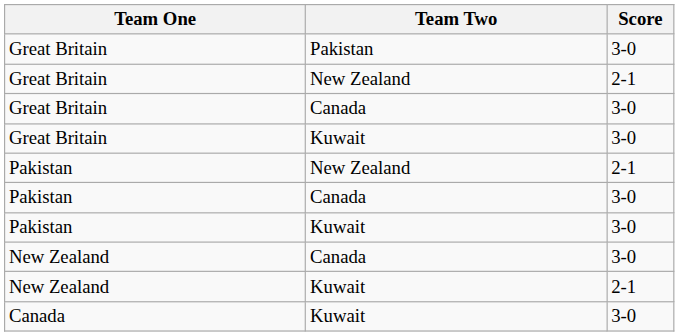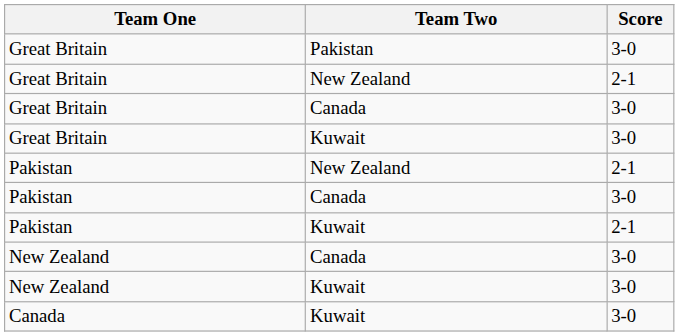(624, 227) 3-0 -> (624, 227) 2-1
(624, 286) 2-1 -> (624, 286) 3-0
